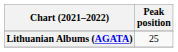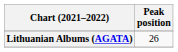(154, 39) 25 -> (154, 39) 26
